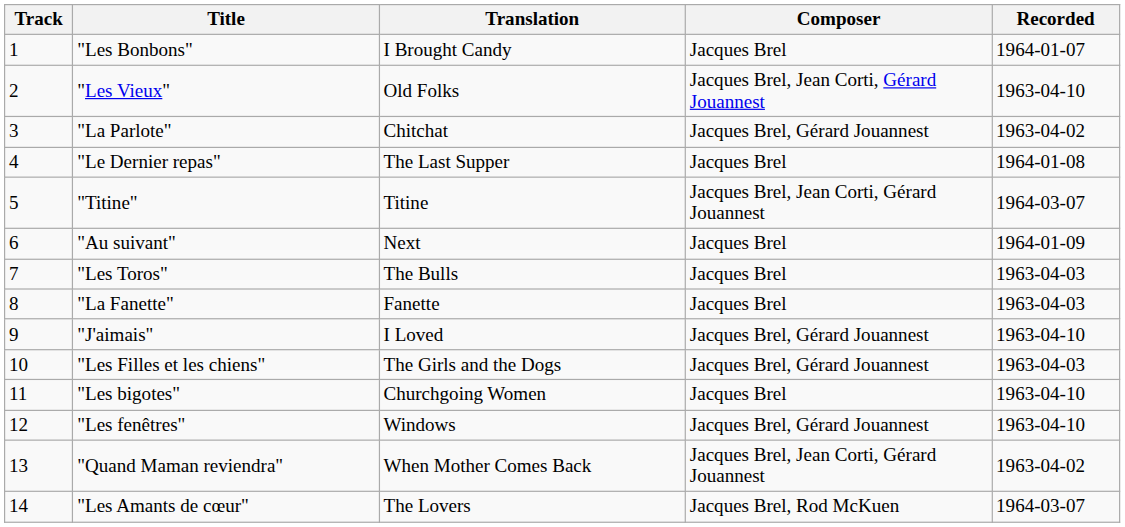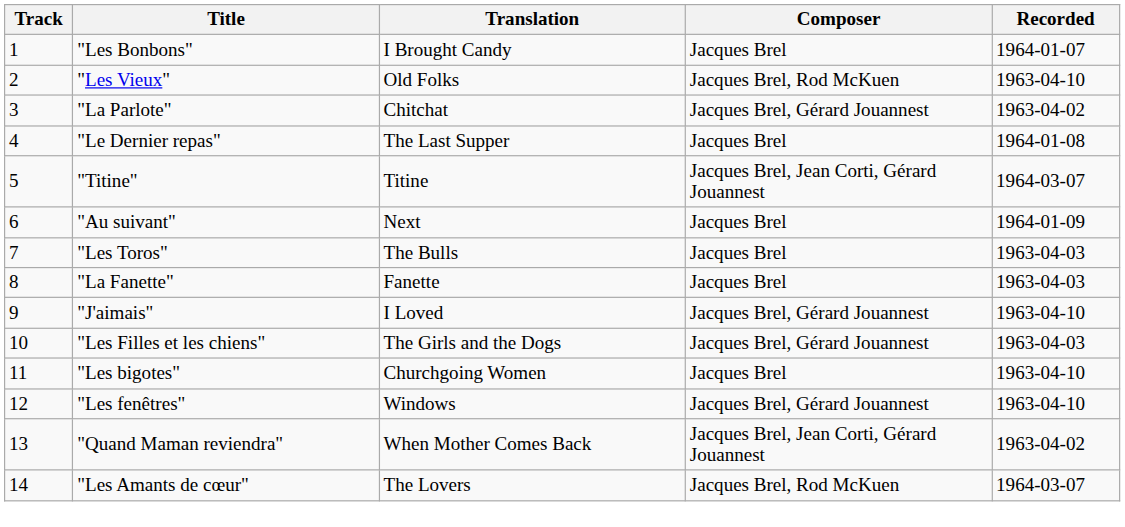(813, 90) Jacques Brel, Jean Corti, Gérard Jouannest -> (795, 79) Jacques Brel, Rod McKuen
